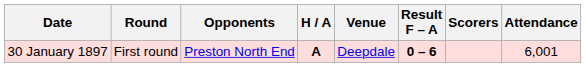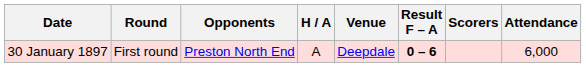(316, 51) bold -> (316, 51) normal
(541, 51) 6,001 -> (541, 51) 6,000
